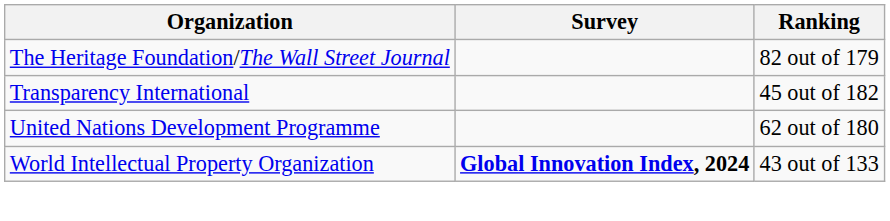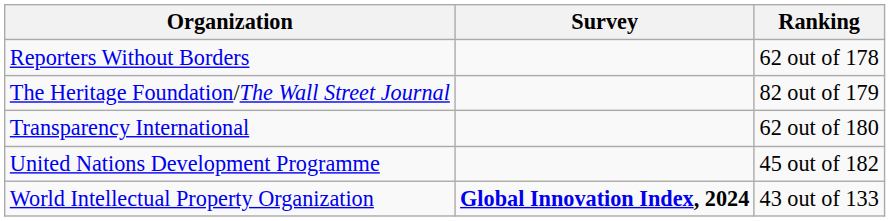+ row: (130, 57)
(819, 92) 45 out of 182 -> (819, 127) 62 out of 180
(819, 127) 62 out of 180 -> (819, 163) 45 out of 182
